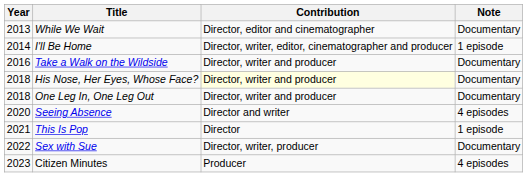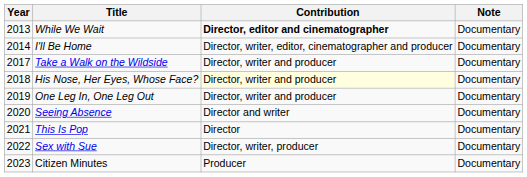(289, 29) normal -> (296, 29) bold
(480, 46) 1 episode -> (489, 46) Documentary
(19, 63) 2016 -> (19, 63) 2017
(19, 96) 2018 -> (19, 96) 2019
(483, 113) 4 episodes -> (489, 113) Documentary
(480, 130) 1 episode -> (489, 130) Documentary
(483, 163) 4 episodes -> (489, 163) Documentary
